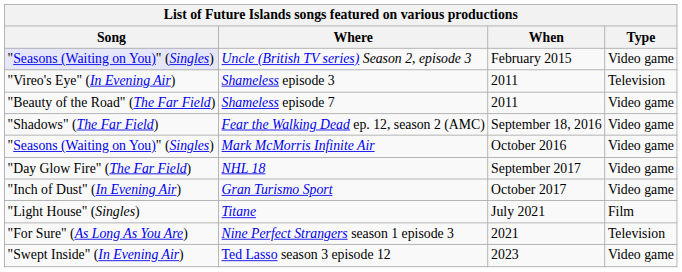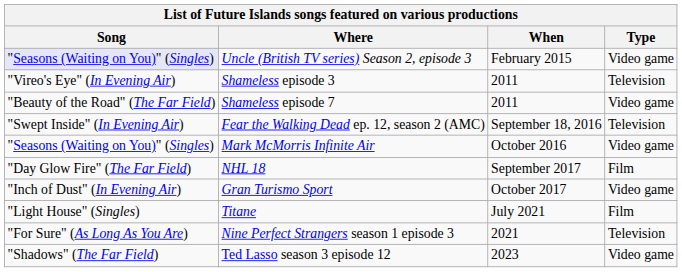(83, 124) "Shadows" (The Far Field) -> (96, 124) "Swept Inside" (In Evening Air)
(641, 124) Video game -> (636, 124) Television
(641, 168) Video game -> (621, 168) Film
(96, 255) "Swept Inside" (In Evening Air) -> (83, 255) "Shadows" (The Far Field)
